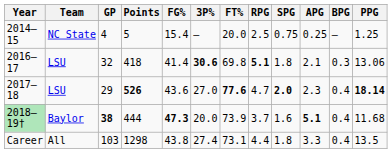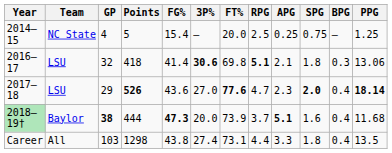columns swapped: (315, 13) <-> (286, 13)
